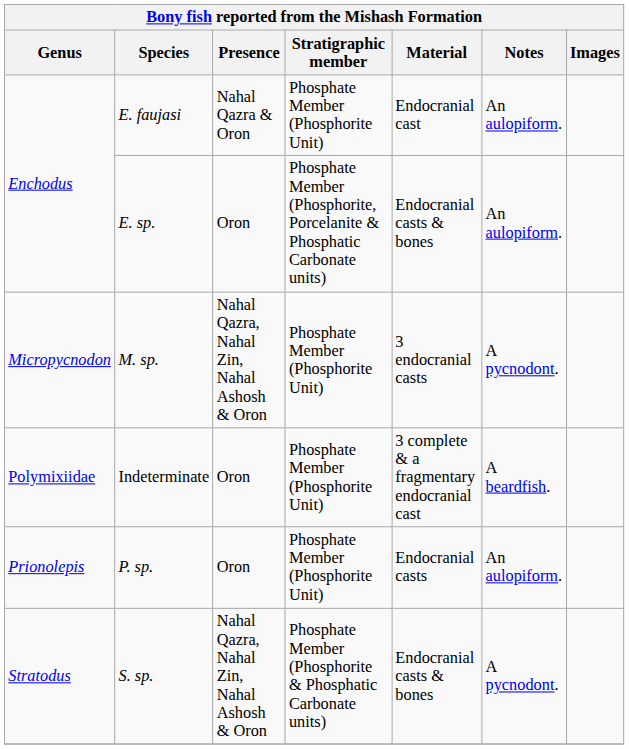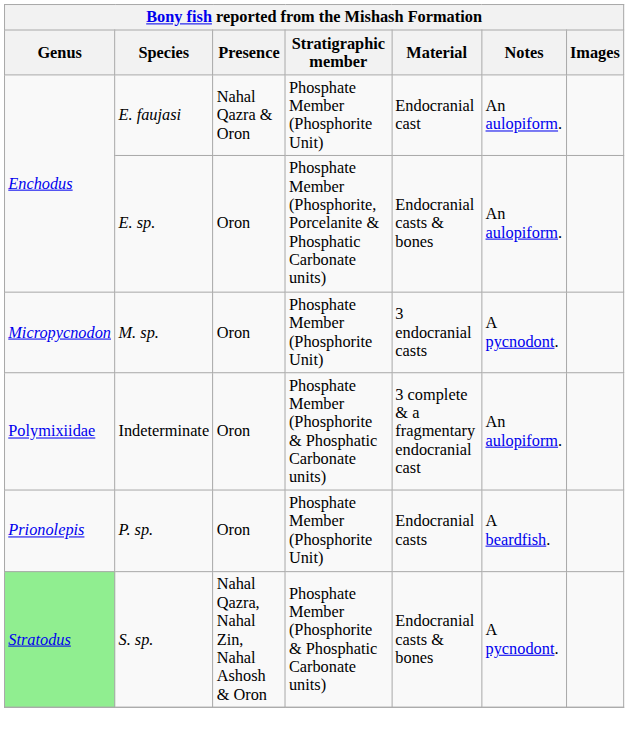(242, 359) Nahal Qazra, Nahal Zin, Nahal Ashosh & Oron -> (233, 332) Oron
(331, 477) Phosphate Member (Phosphorite Unit) -> (333, 431) Phosphate Member (Phosphorite & Phosphatic Carbonate units)
(518, 477) A beardfish. -> (524, 431) An aulopiform.
(524, 567) An aulopiform. -> (518, 530) A beardfish.
(40, 675) no background -> (40, 639) lightgreen background
